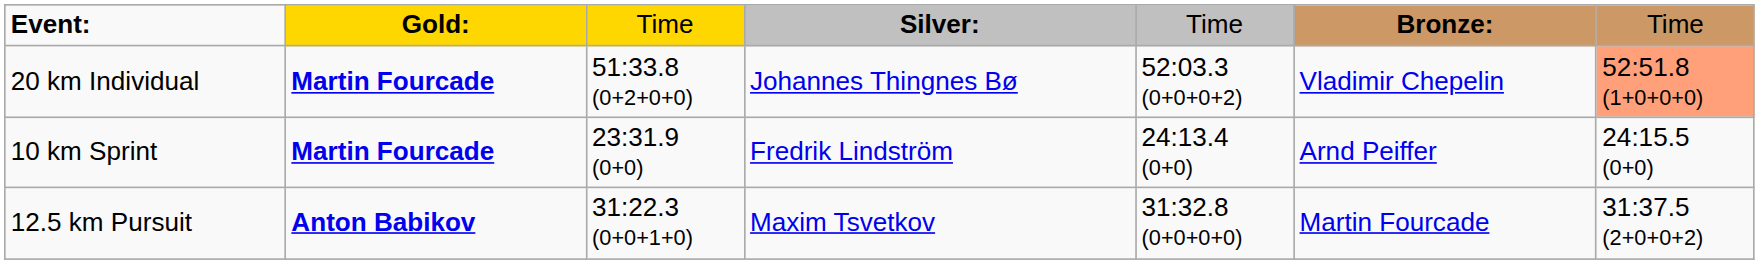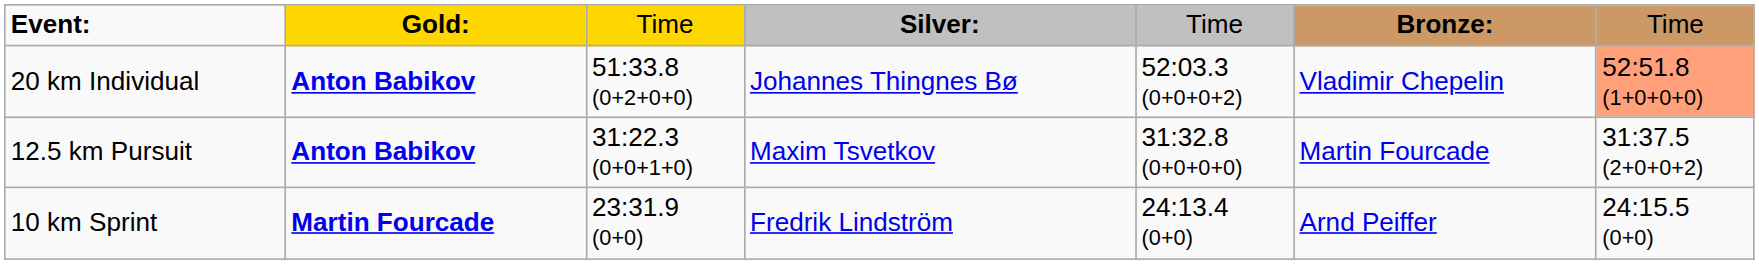(393, 81) Martin Fourcade -> (383, 81) Anton Babikov
rows swapped: (84, 151) <-> (101, 222)
